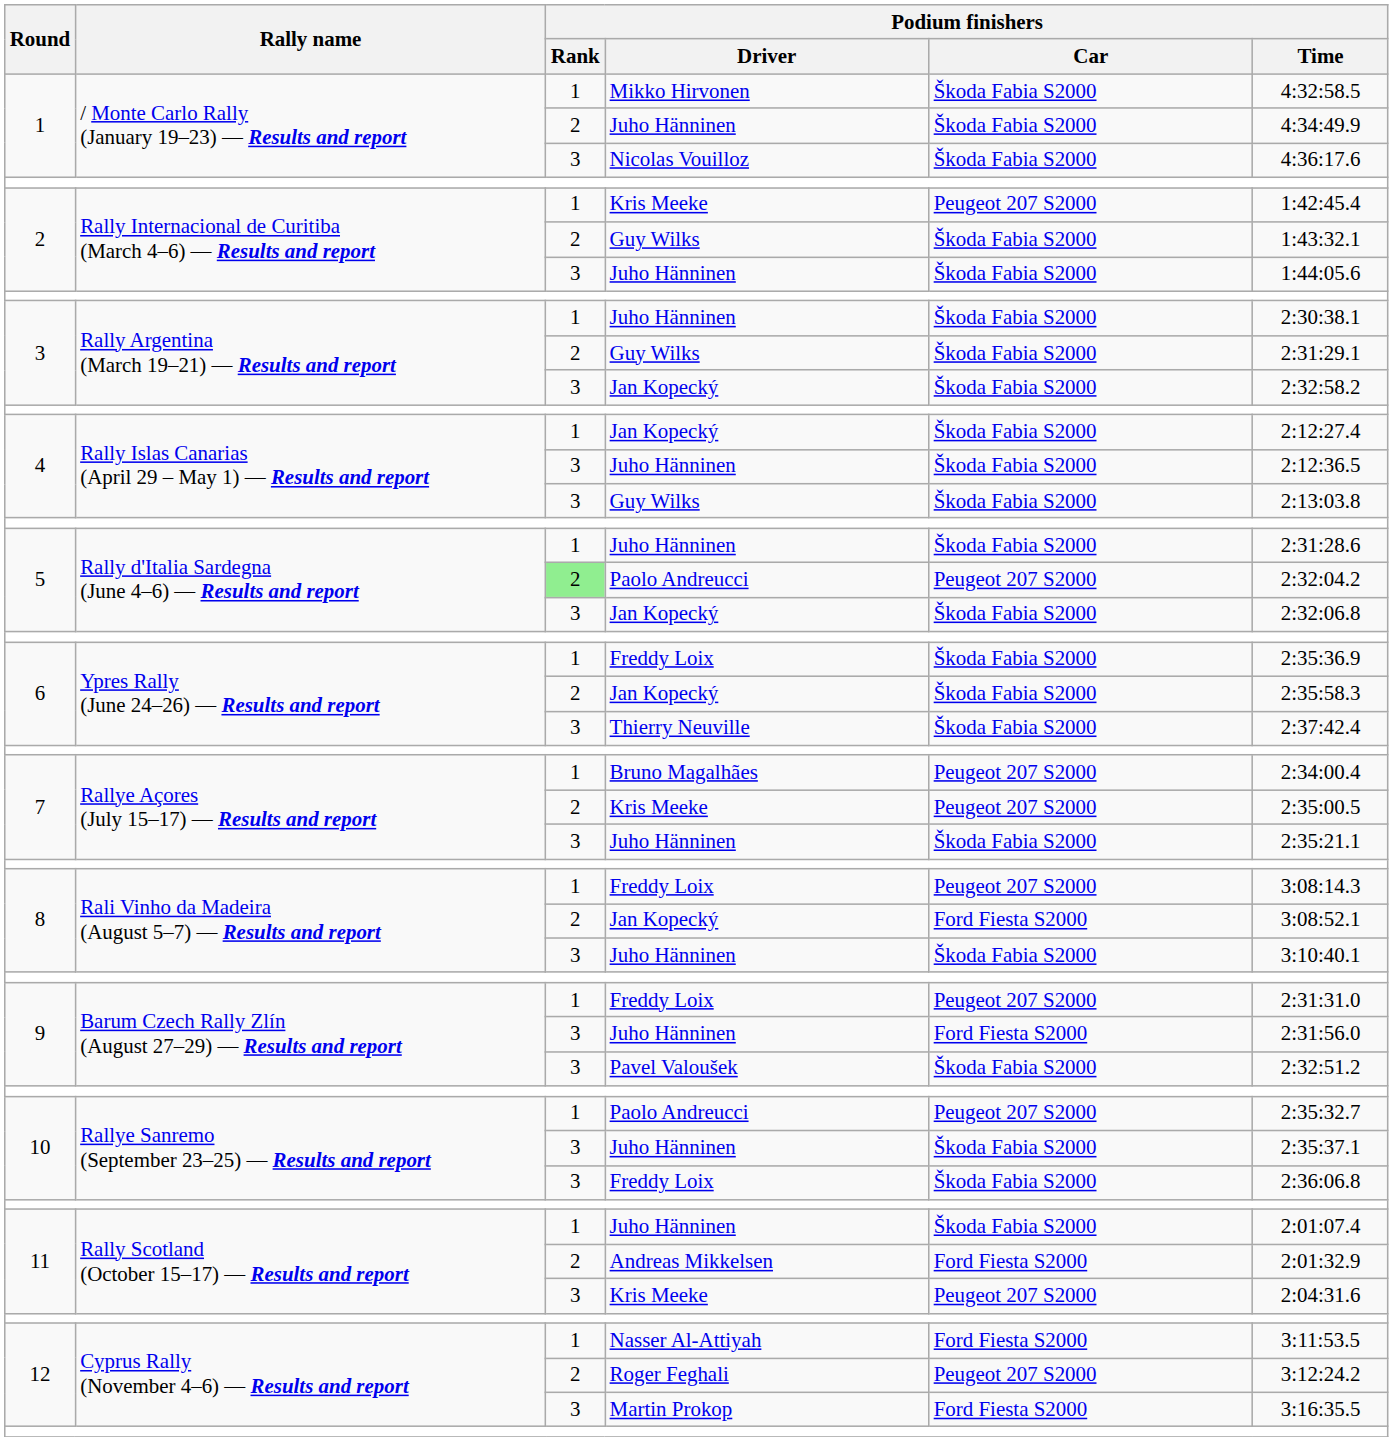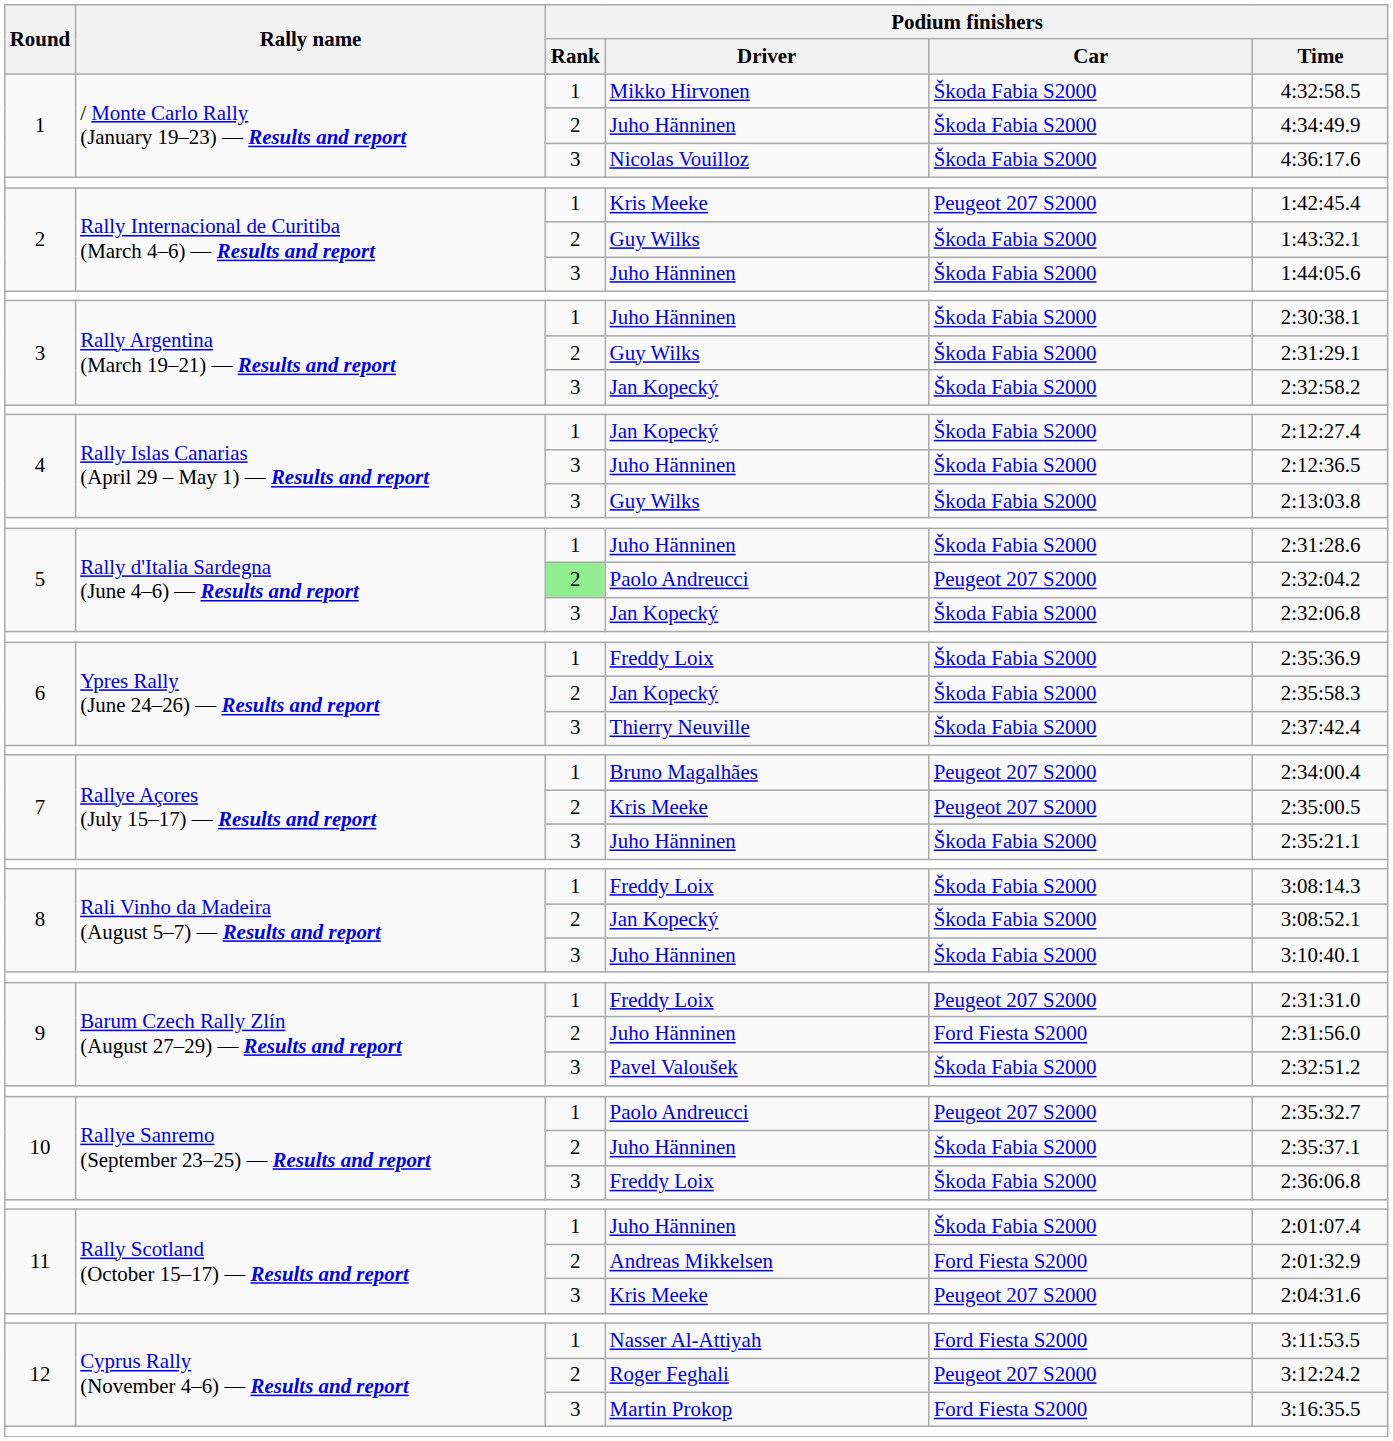(1015, 885) Peugeot 207 S2000 -> (1015, 885) Škoda Fabia S2000
(1010, 920) Ford Fiesta S2000 -> (1015, 920) Škoda Fabia S2000
(575, 1033) 3 -> (575, 1033) 2
(575, 1147) 3 -> (575, 1147) 2
